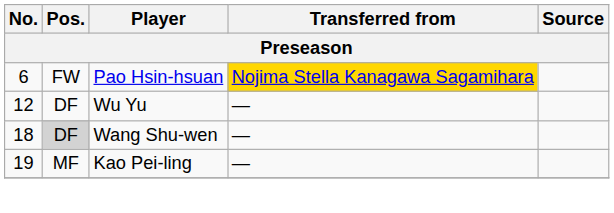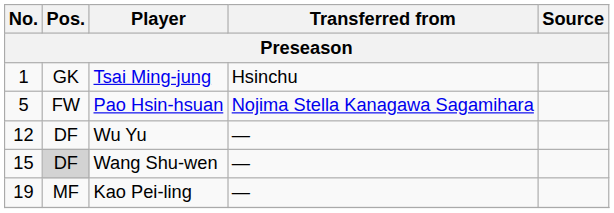+ row: (152, 76)
(23, 76) 6 -> (23, 105) 5
(383, 76) gold background -> (383, 105) no background
(23, 134) 18 -> (23, 163) 15
